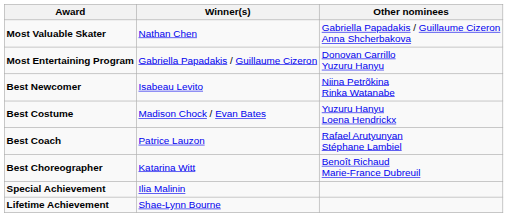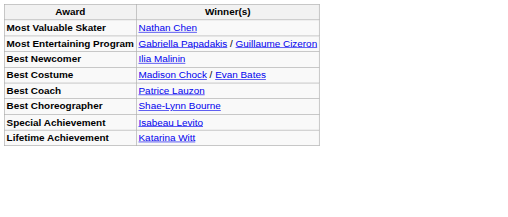- column: (411, 12)
(171, 87) Isabeau Levito -> (162, 59) Ilia Malinin
(167, 168) Katarina Witt -> (180, 106) Shae-Lynn Bourne
(162, 189) Ilia Malinin -> (171, 122) Isabeau Levito
(180, 205) Shae-Lynn Bourne -> (167, 138) Katarina Witt
